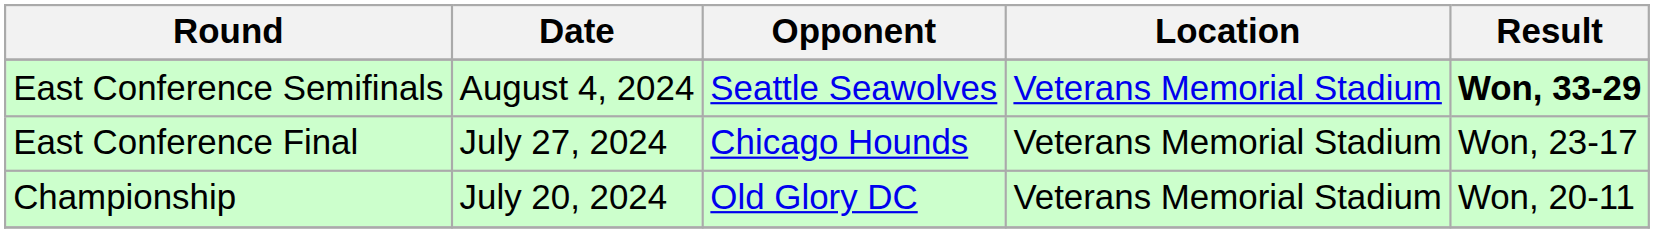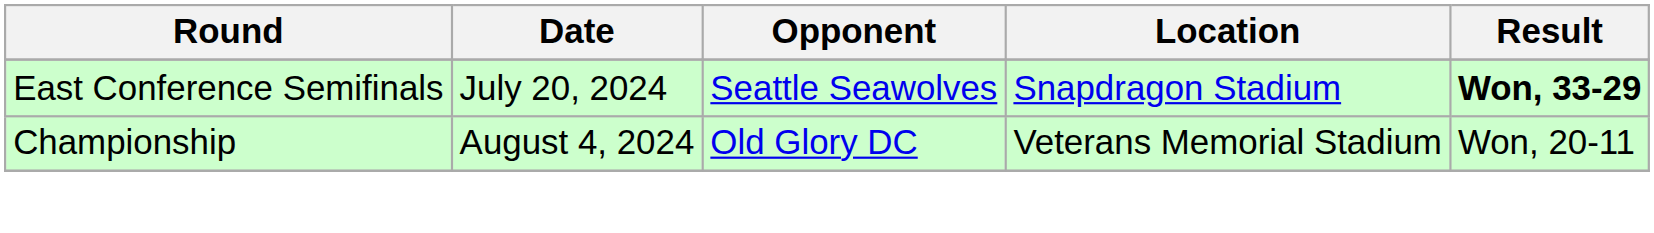(577, 87) August 4, 2024 -> (563, 87) July 20, 2024
(1228, 87) Veterans Memorial Stadium -> (1177, 87) Snapdragon Stadium
- row: (186, 142)
(563, 198) July 20, 2024 -> (577, 142) August 4, 2024
